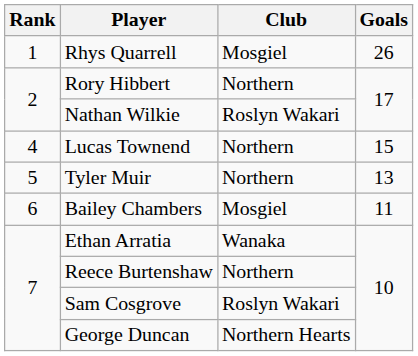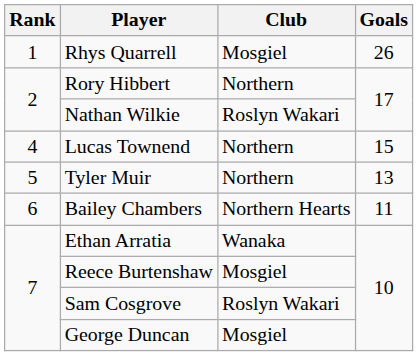(255, 209) Mosgiel -> (286, 209) Northern Hearts
(258, 271) Northern -> (255, 271) Mosgiel
(286, 334) Northern Hearts -> (255, 334) Mosgiel
